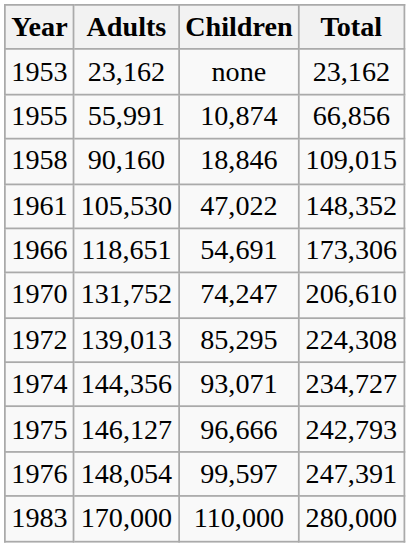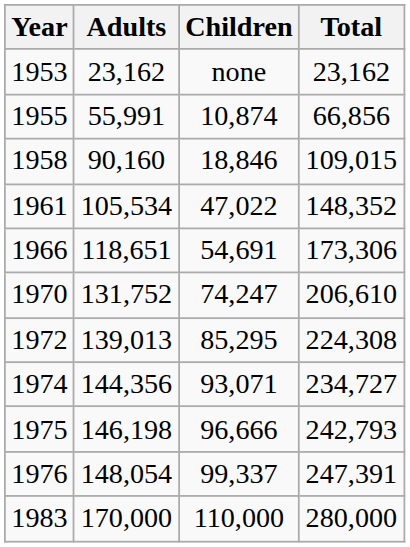(126, 205) 105,530 -> (126, 205) 105,534
(126, 428) 146,127 -> (126, 428) 146,198
(239, 473) 99,597 -> (239, 473) 99,337
